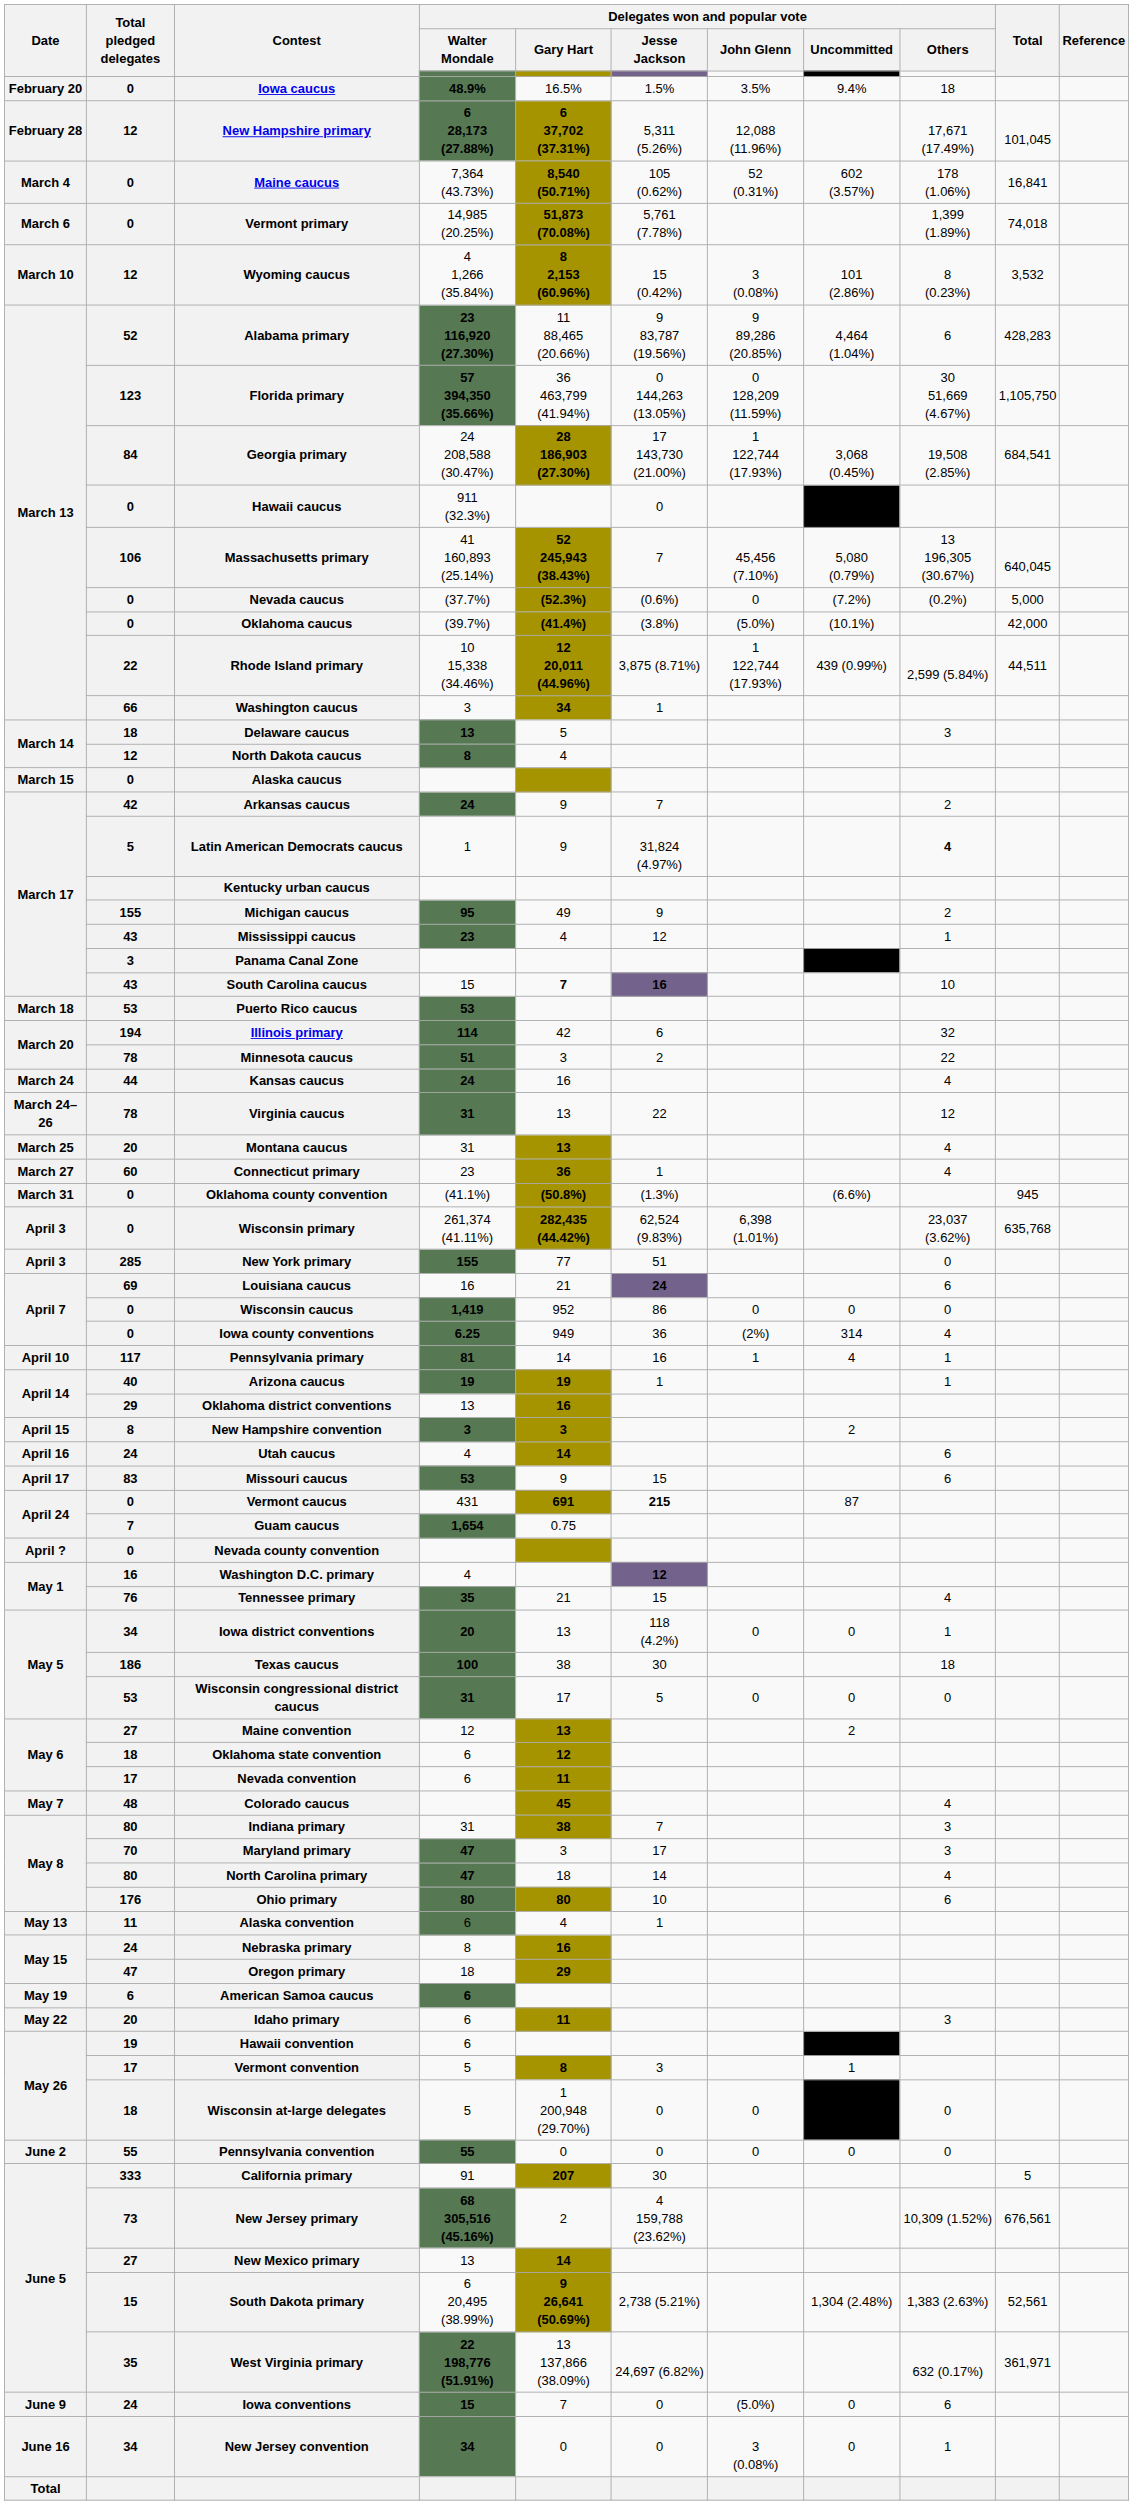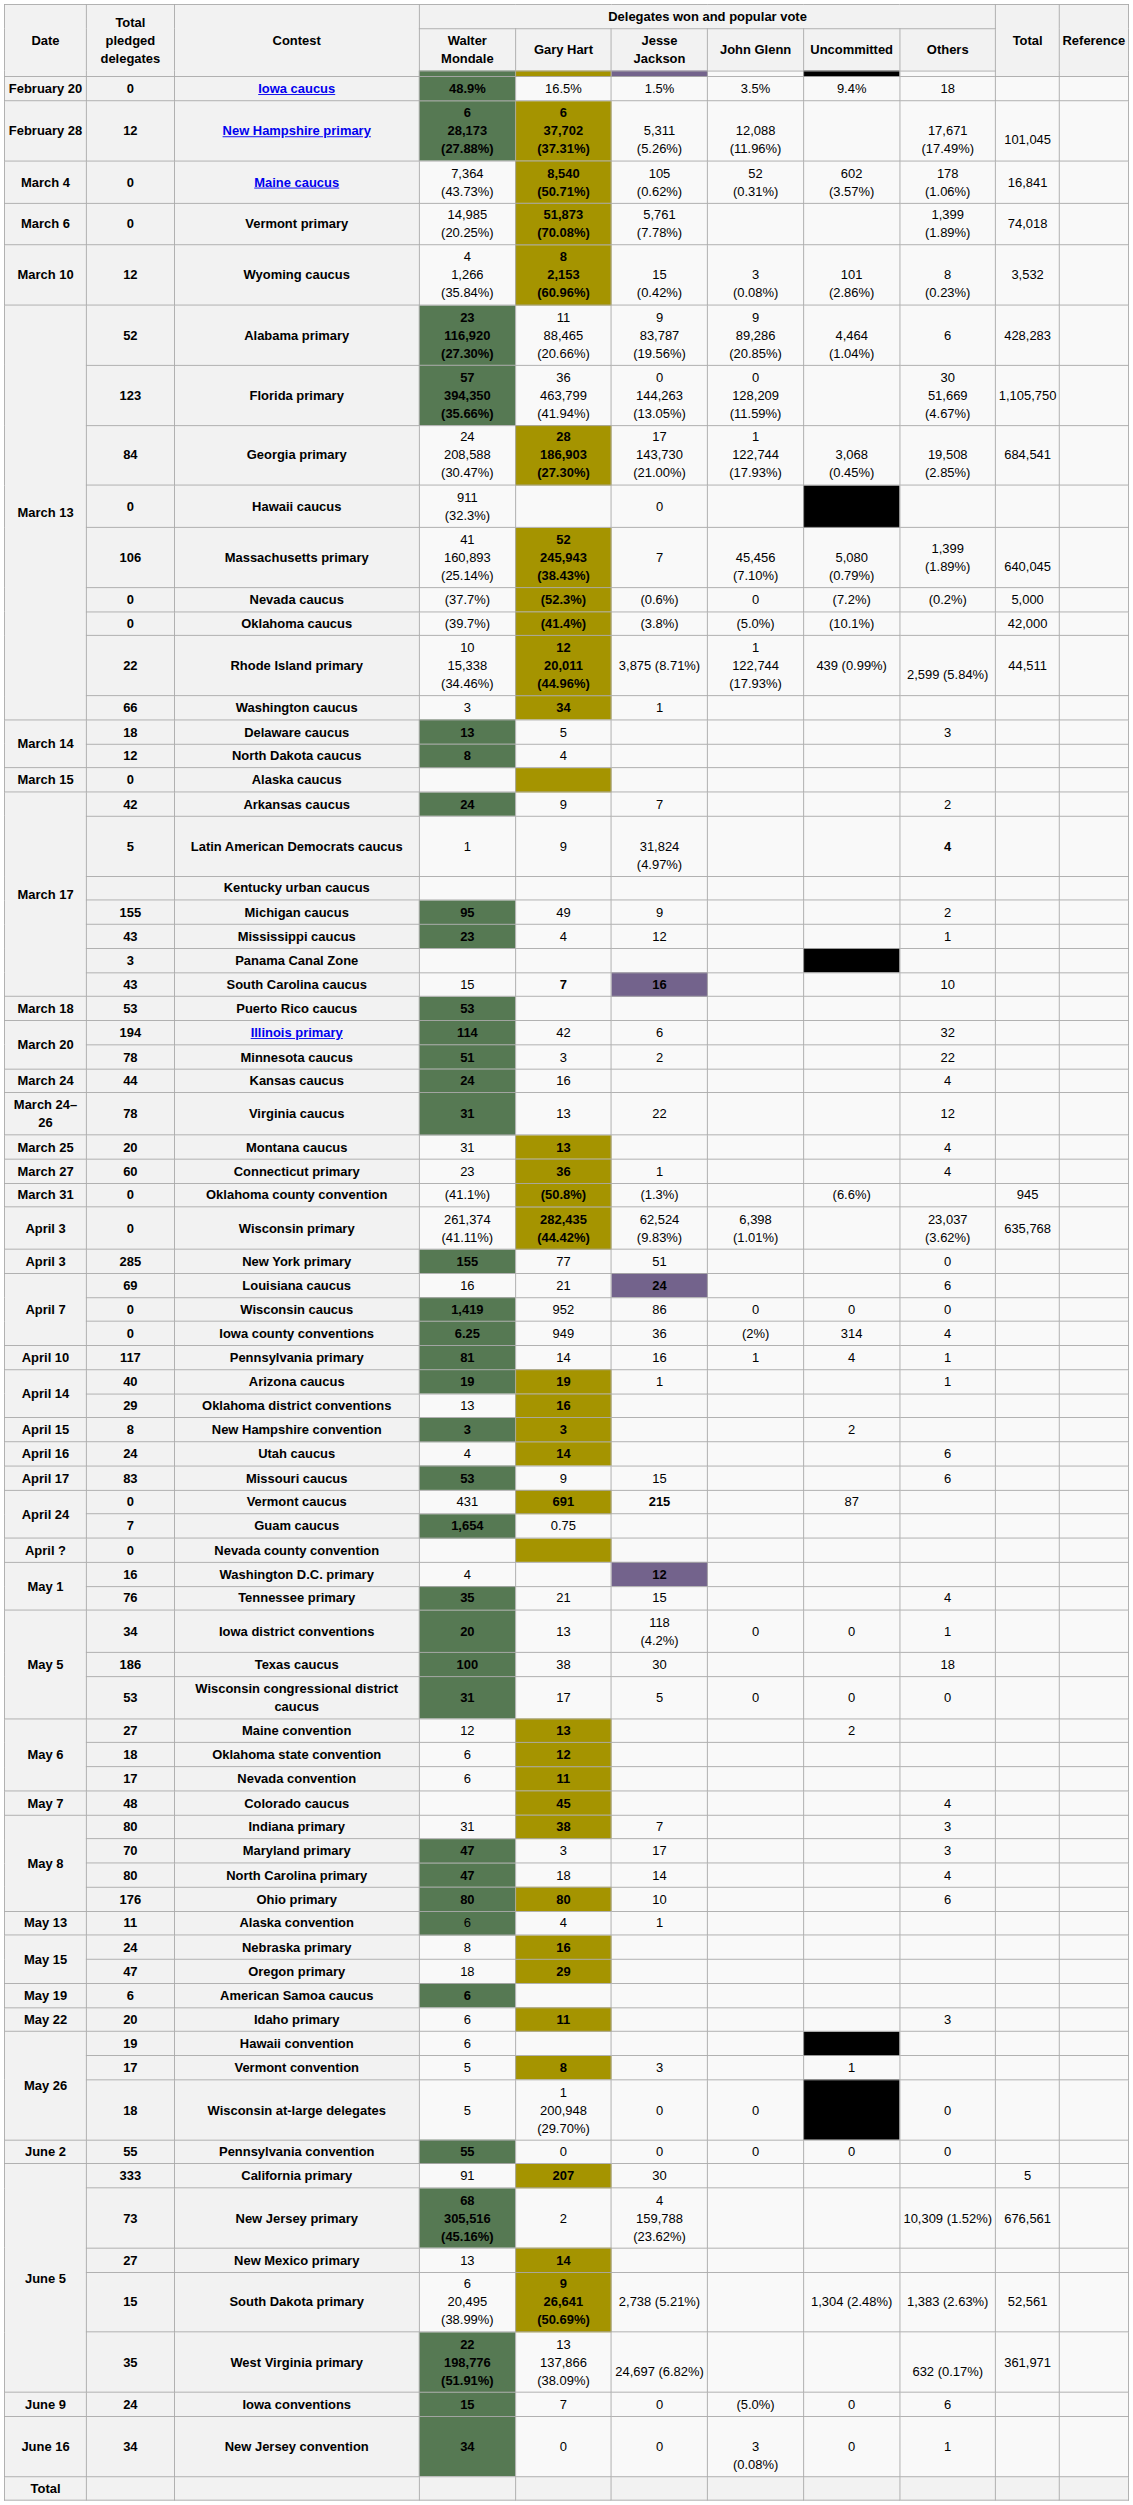(948, 558) 13 196,305 (30.67%) -> (948, 558) 1,399 (1.89%)
